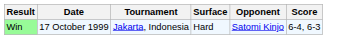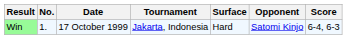+ column: (47, 11)
